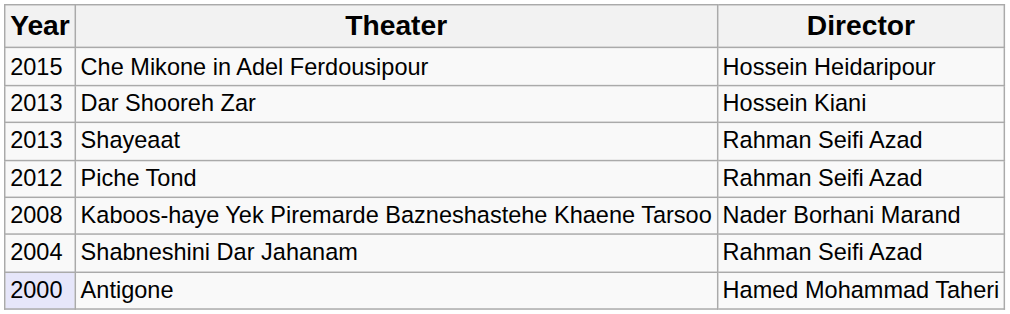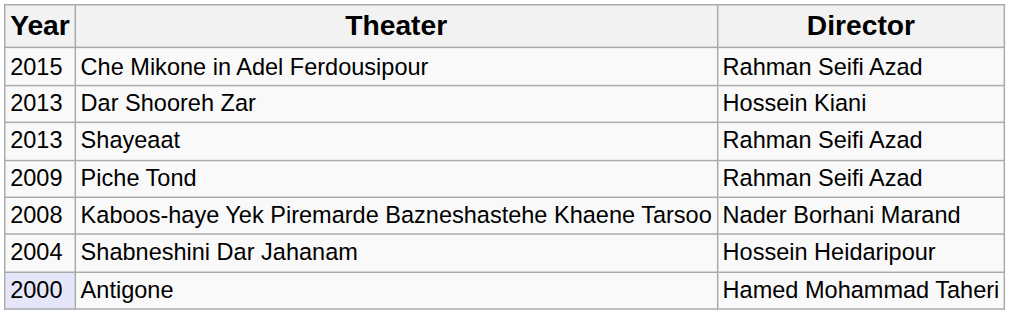(829, 66) Hossein Heidaripour -> (823, 66) Rahman Seifi Azad
(36, 178) 2012 -> (36, 178) 2009
(823, 252) Rahman Seifi Azad -> (829, 252) Hossein Heidaripour
